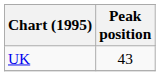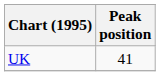(125, 58) 43 -> (125, 58) 41
